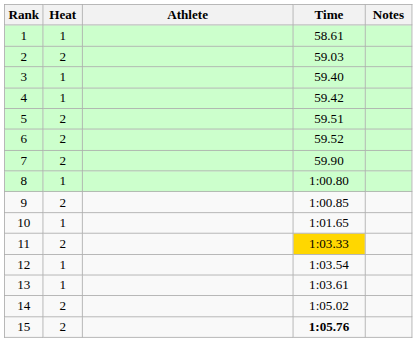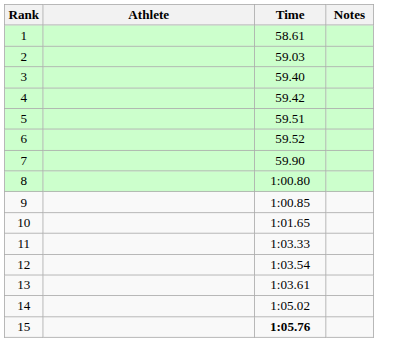- column: (63, 14)
(329, 243) gold background -> (290, 243) no background
